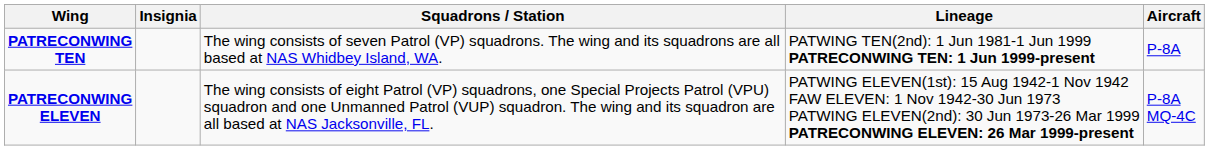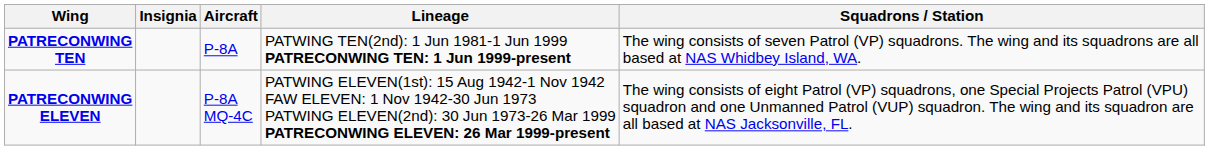columns swapped: (1174, 16) <-> (493, 16)
